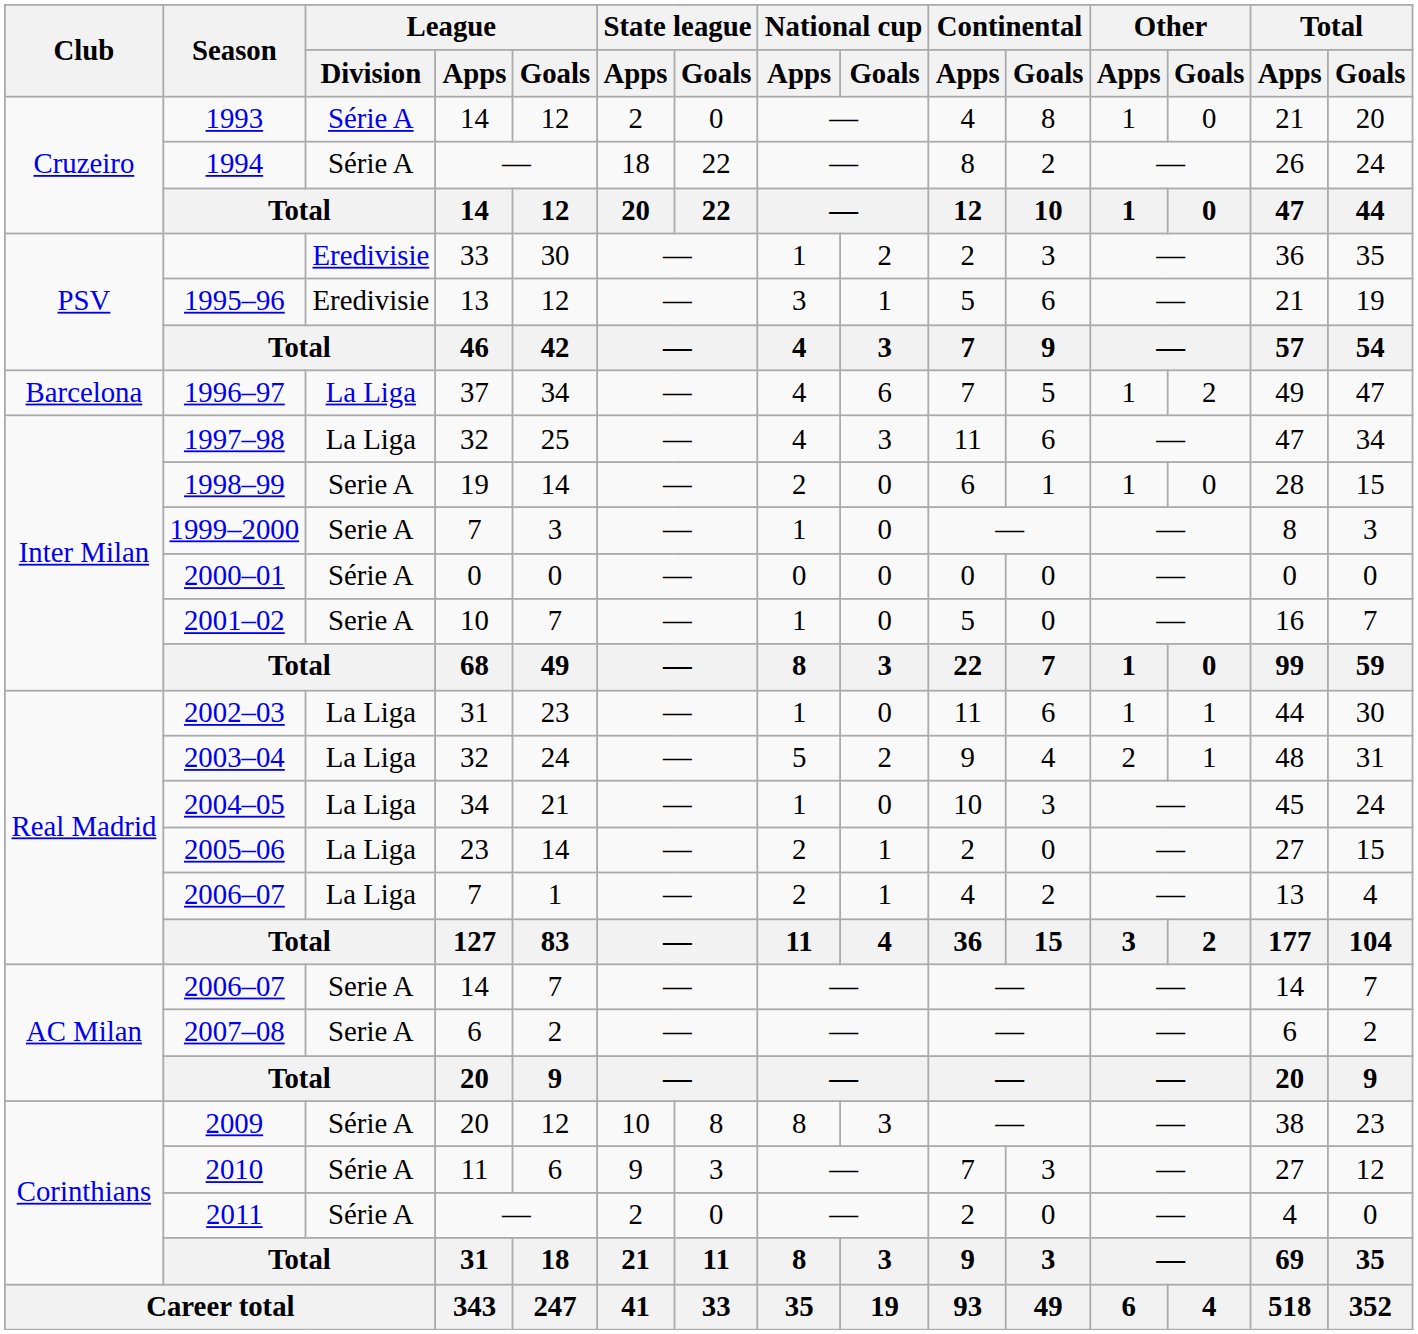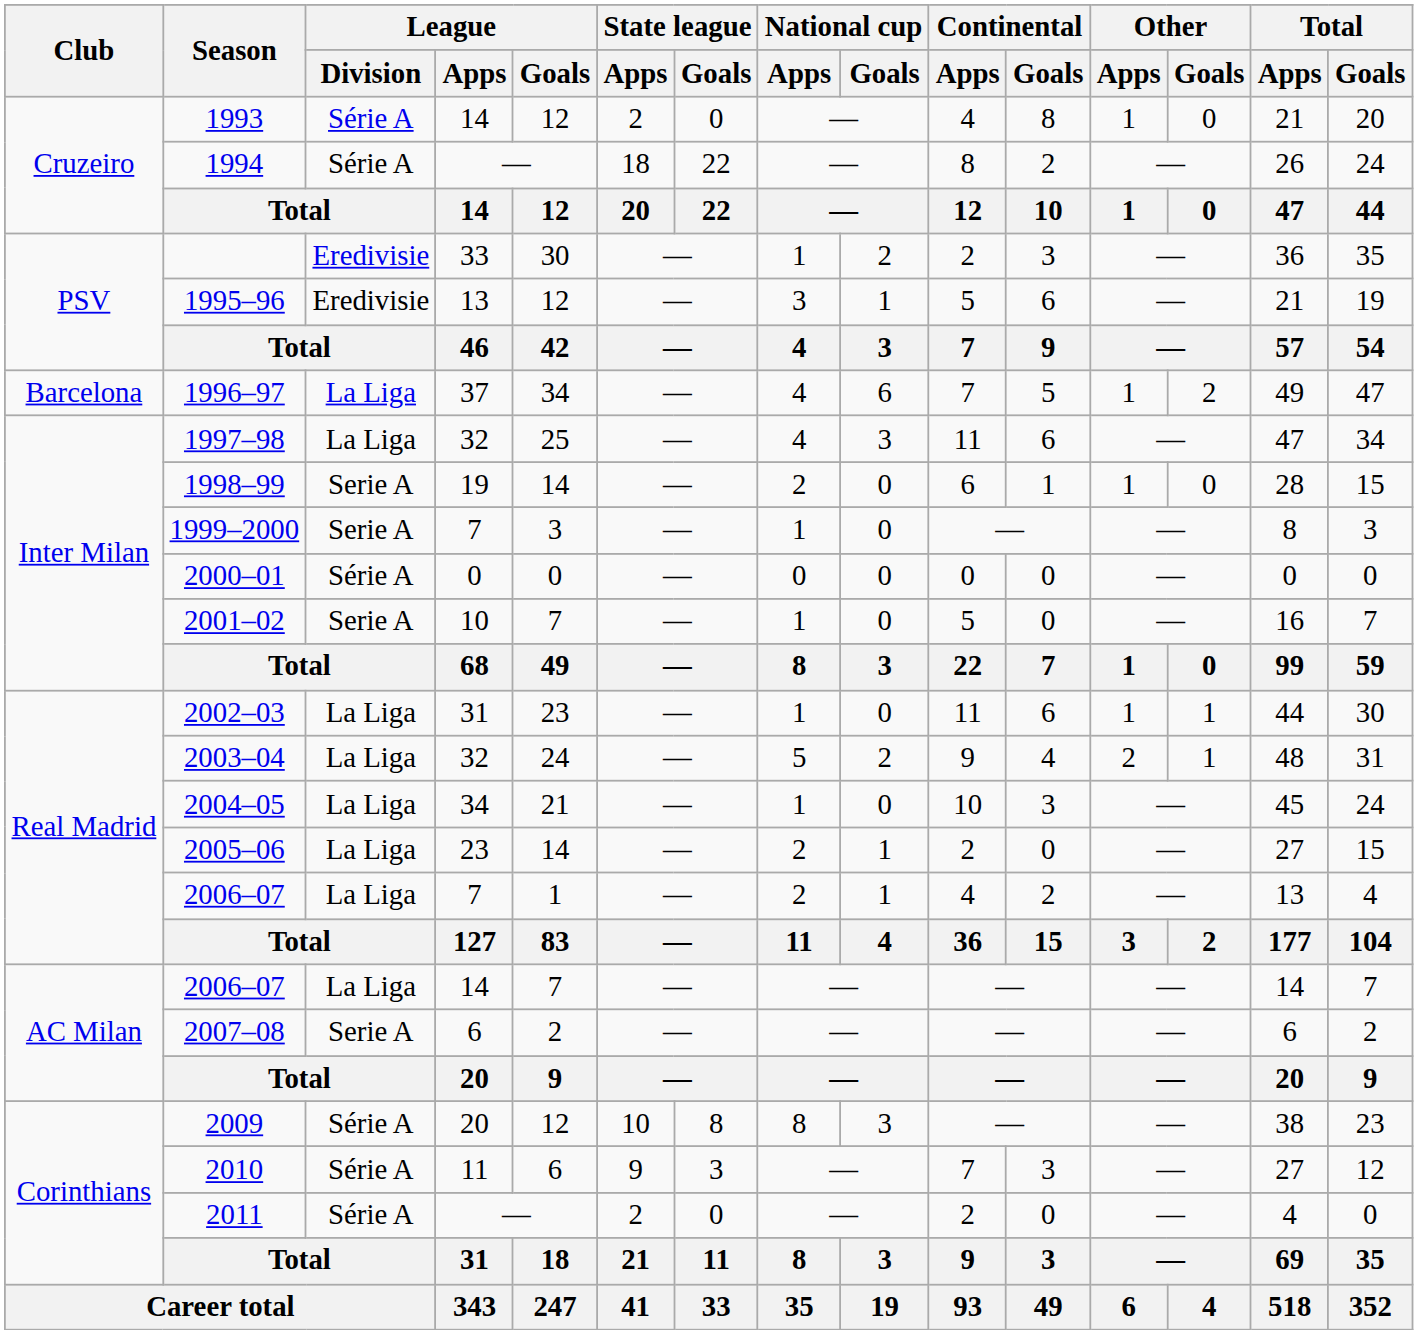(371, 986) Serie A -> (371, 986) La Liga
